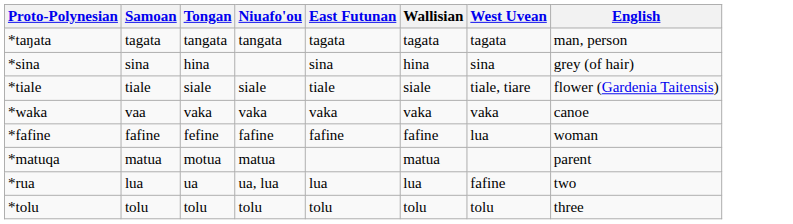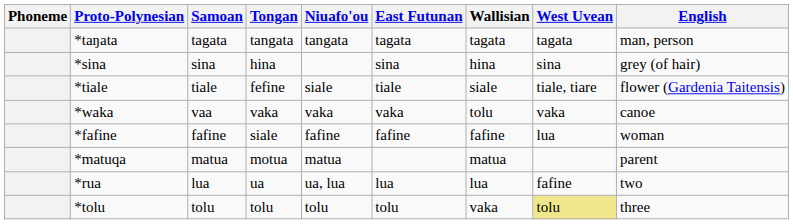+ column: (38, 16)
(197, 87) siale -> (267, 87) fefine
(417, 111) vaka -> (481, 111) tolu
(201, 135) fefine -> (264, 135) siale
(415, 207) tolu -> (484, 207) vaka
(482, 207) no background -> (548, 207) khaki background
